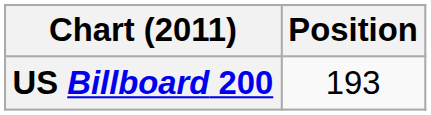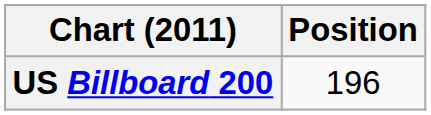(353, 82) 193 -> (353, 82) 196
